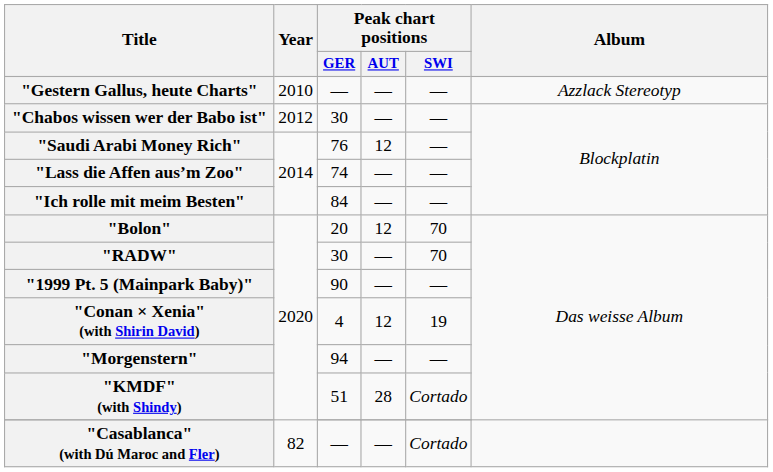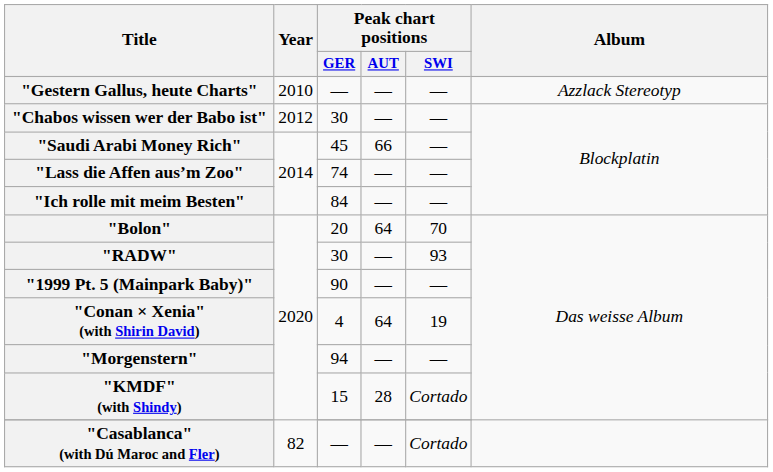(339, 145) 76 -> (339, 145) 45
(383, 145) 12 -> (383, 145) 66
(383, 228) 12 -> (383, 228) 64
(438, 256) 70 -> (438, 256) 93
(383, 321) 12 -> (383, 321) 64
(339, 396) 51 -> (339, 396) 15
